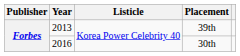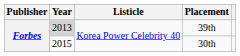(62, 28) no background -> (62, 28) lightgrey background
(62, 43) 2016 -> (62, 43) 2015
